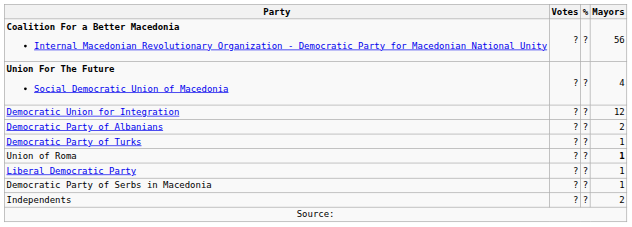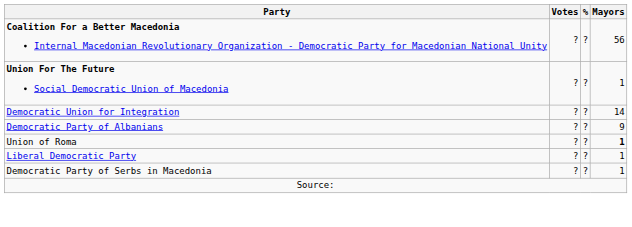(622, 83) 4 -> (622, 83) 1
(619, 112) 12 -> (619, 112) 14
(622, 127) 2 -> (622, 127) 9
- row: (74, 141)
- row: (39, 200)
